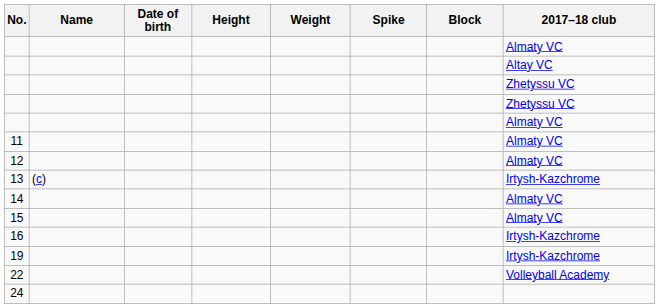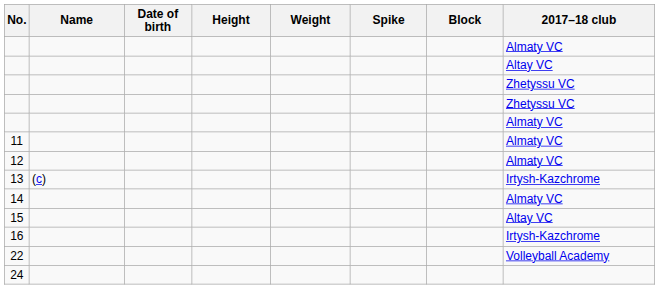(534, 217) Almaty VC -> (529, 217) Altay VC
- row: (17, 255)
